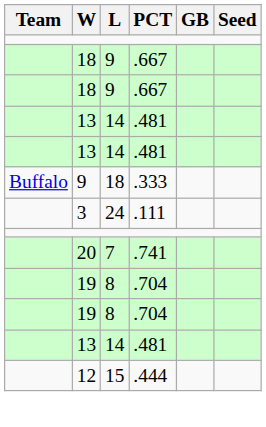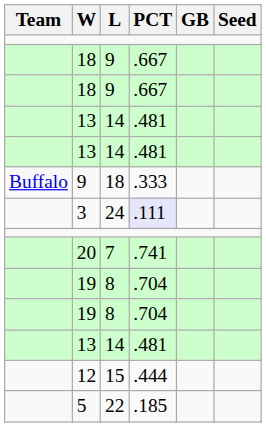(150, 212) no background -> (150, 212) lavender background
+ row: (82, 406)
